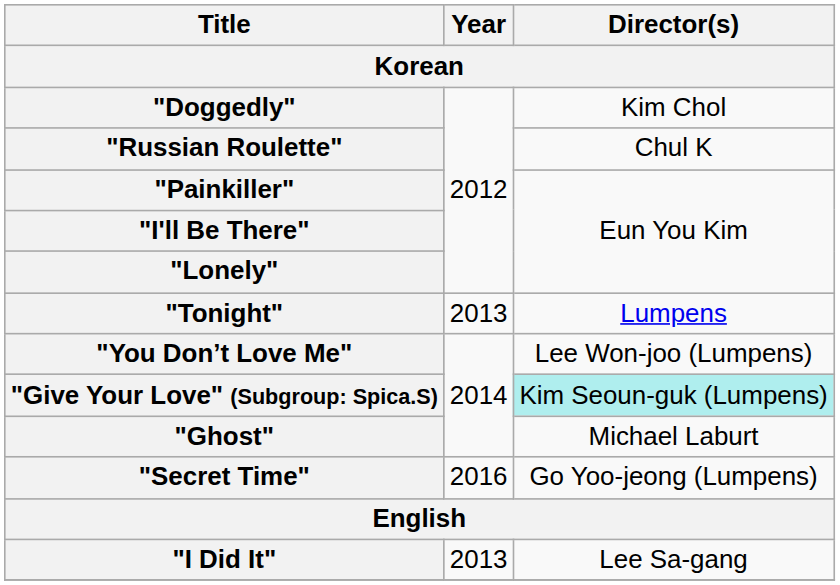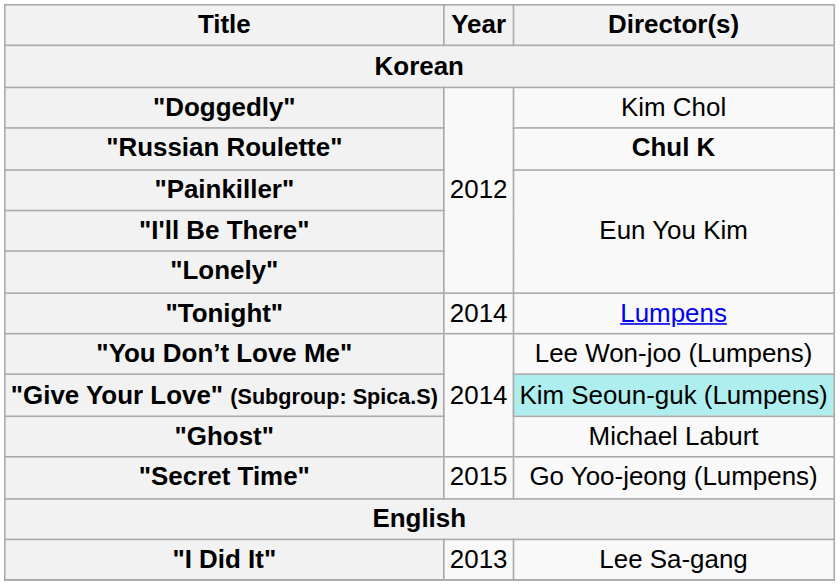(674, 148) normal -> (674, 148) bold
(479, 312) 2013 -> (479, 312) 2014
(479, 477) 2016 -> (479, 477) 2015
